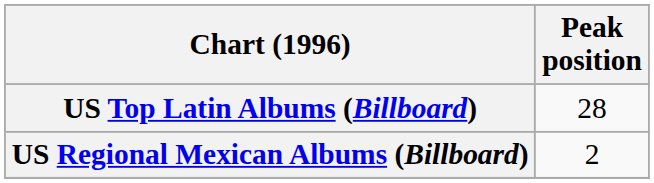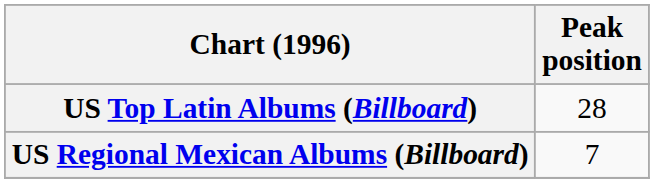(592, 154) 2 -> (592, 154) 7
